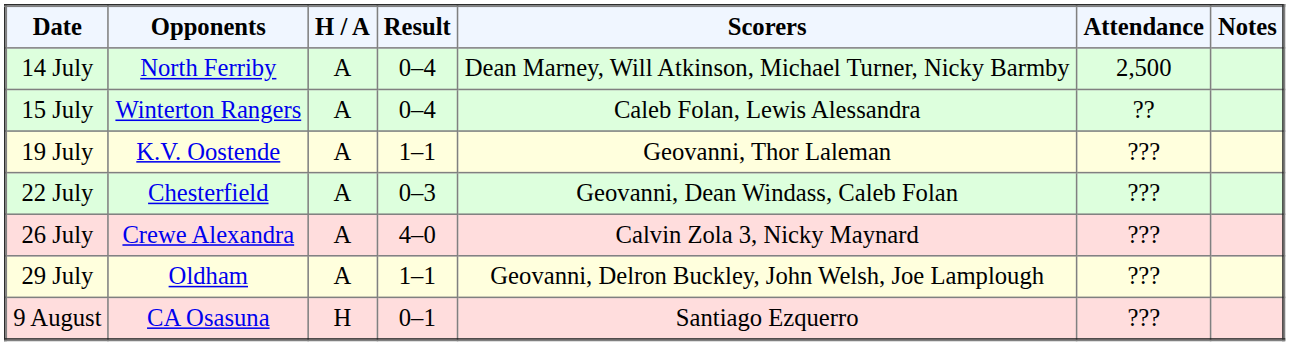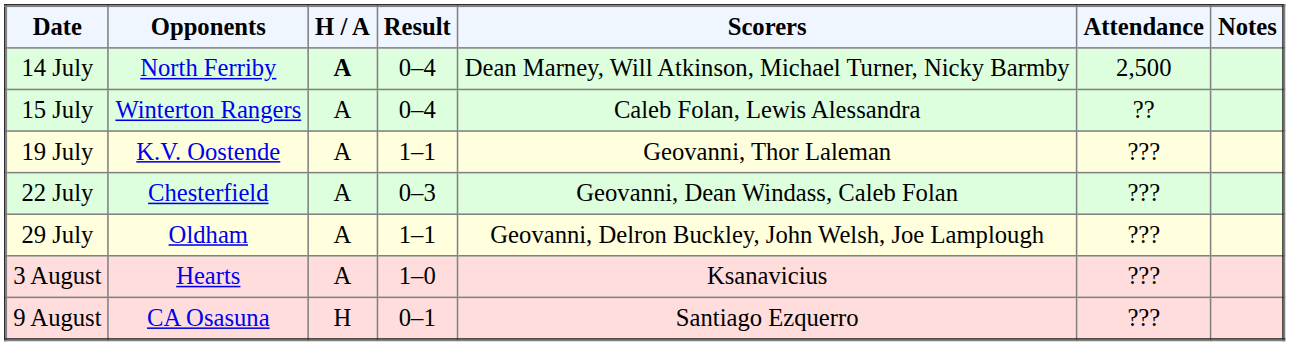(342, 68) normal -> (342, 68) bold
- row: (57, 234)
+ row: (57, 276)
